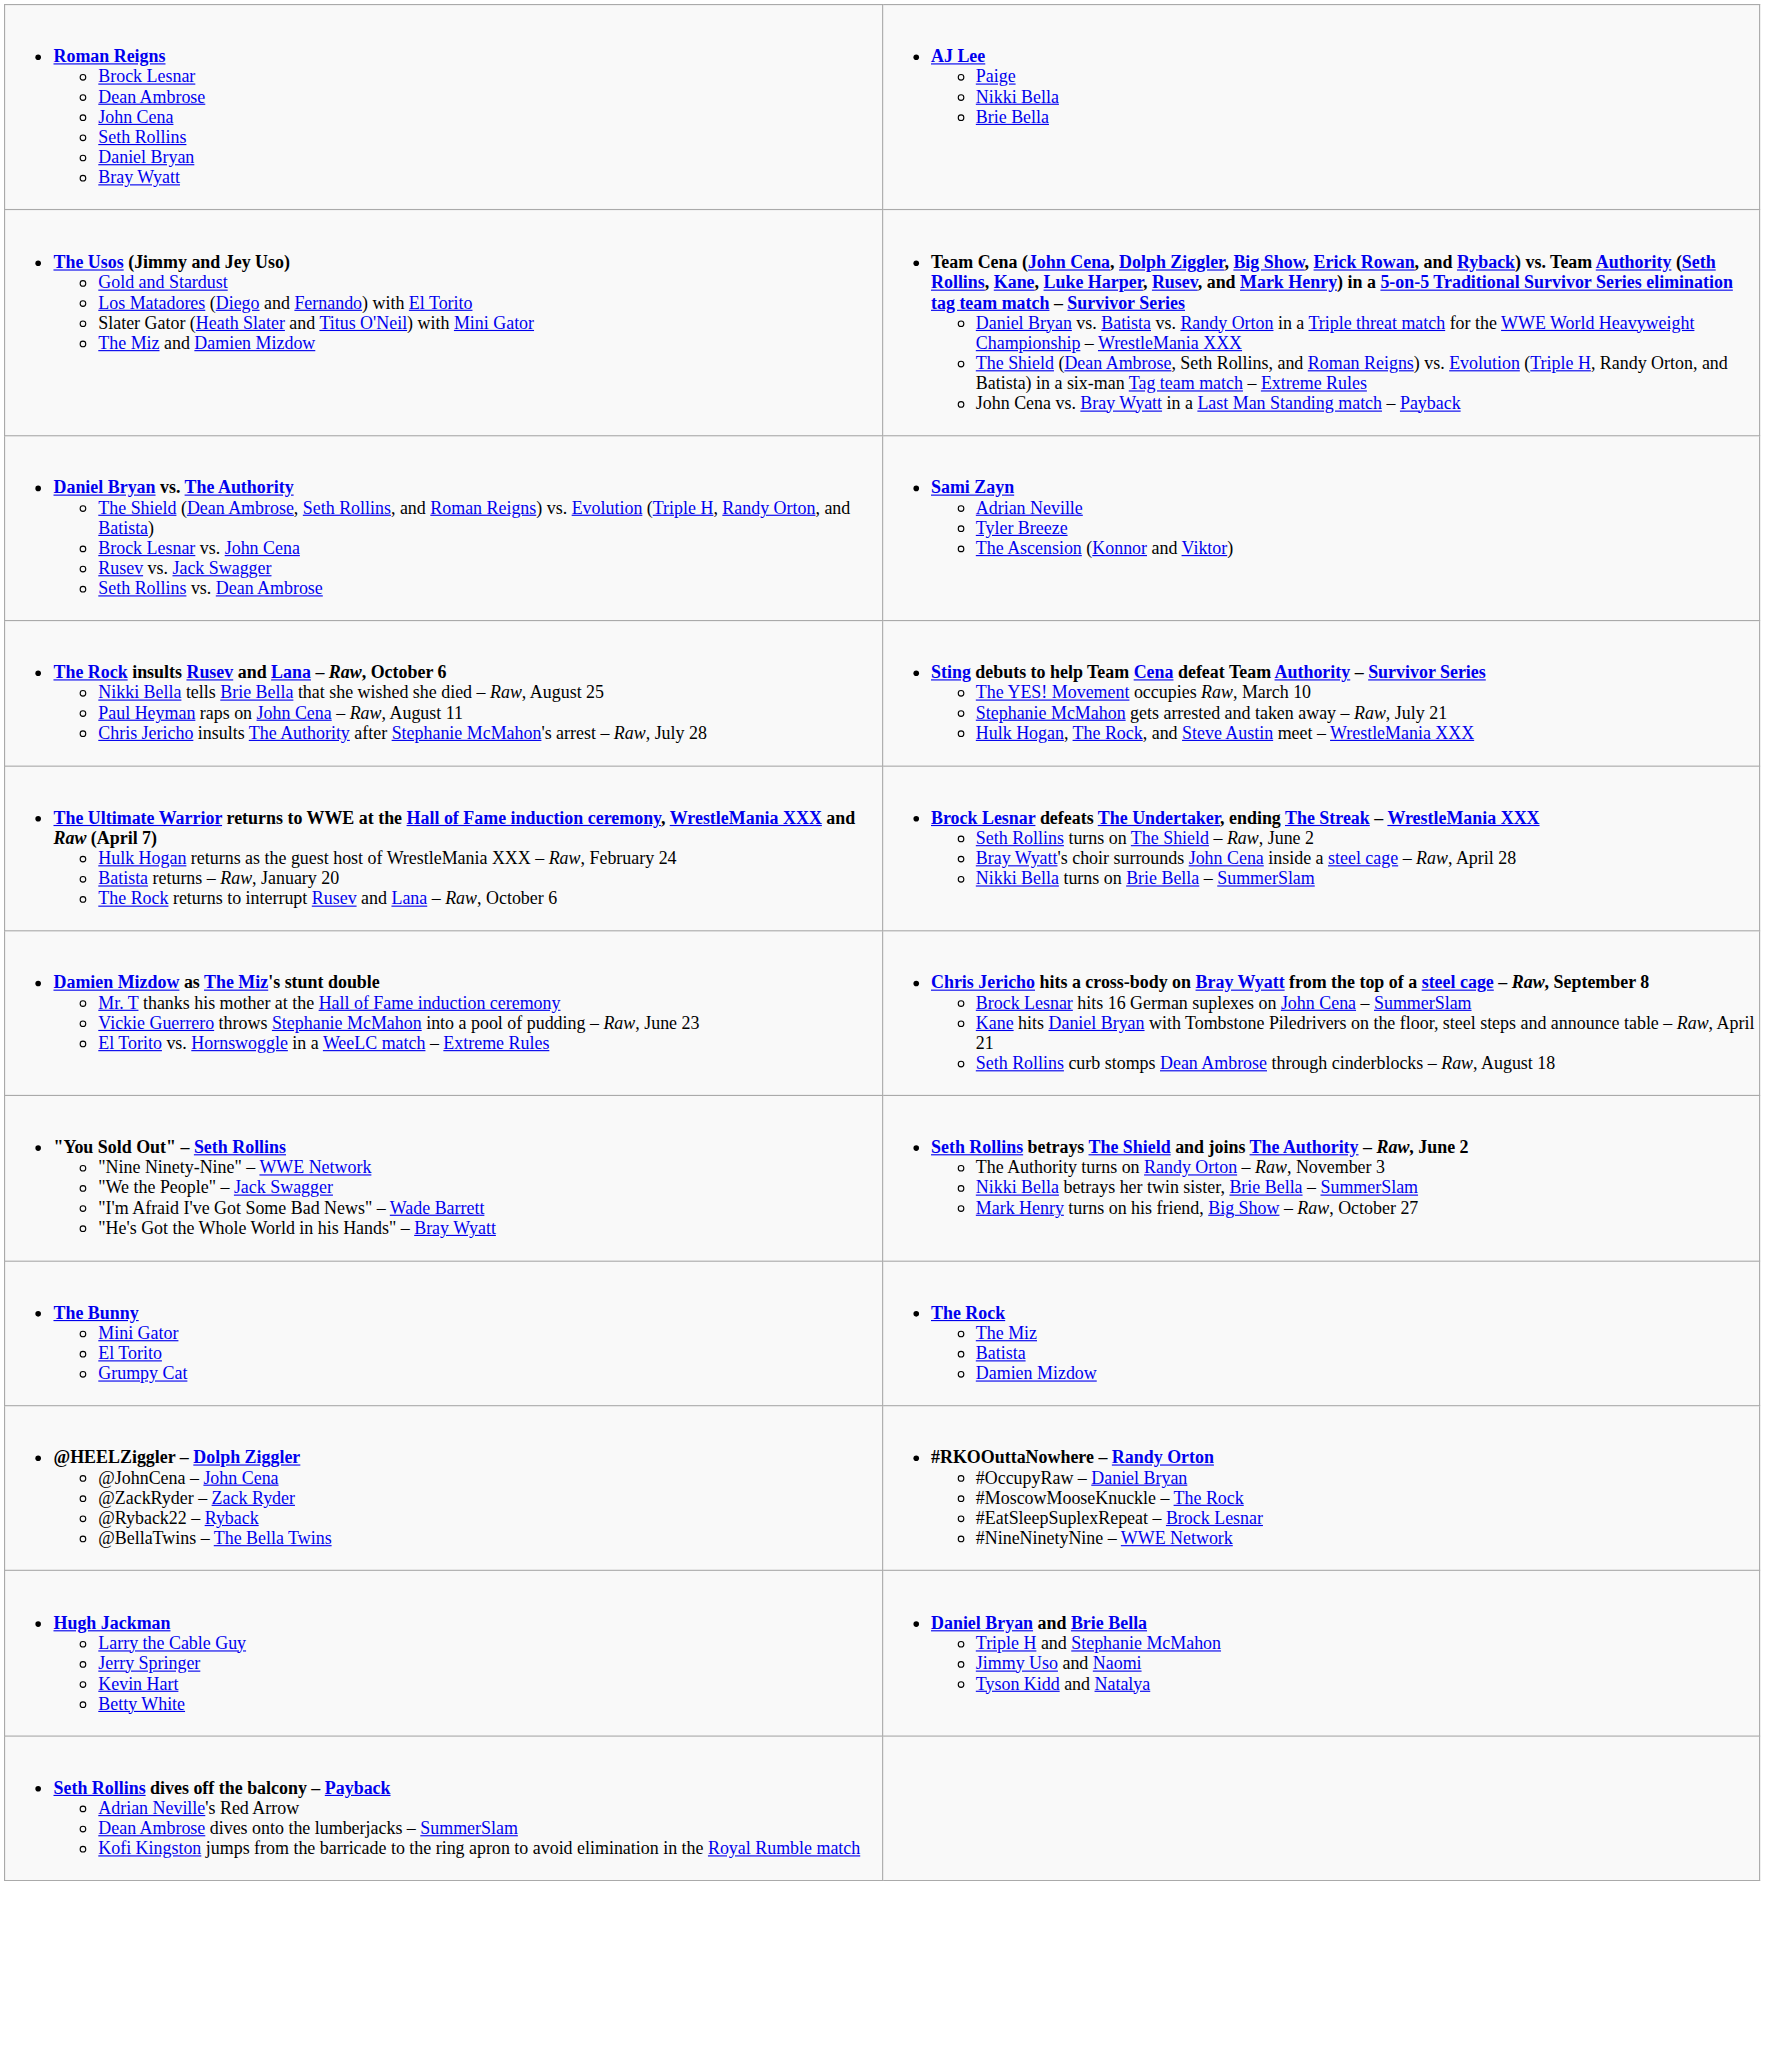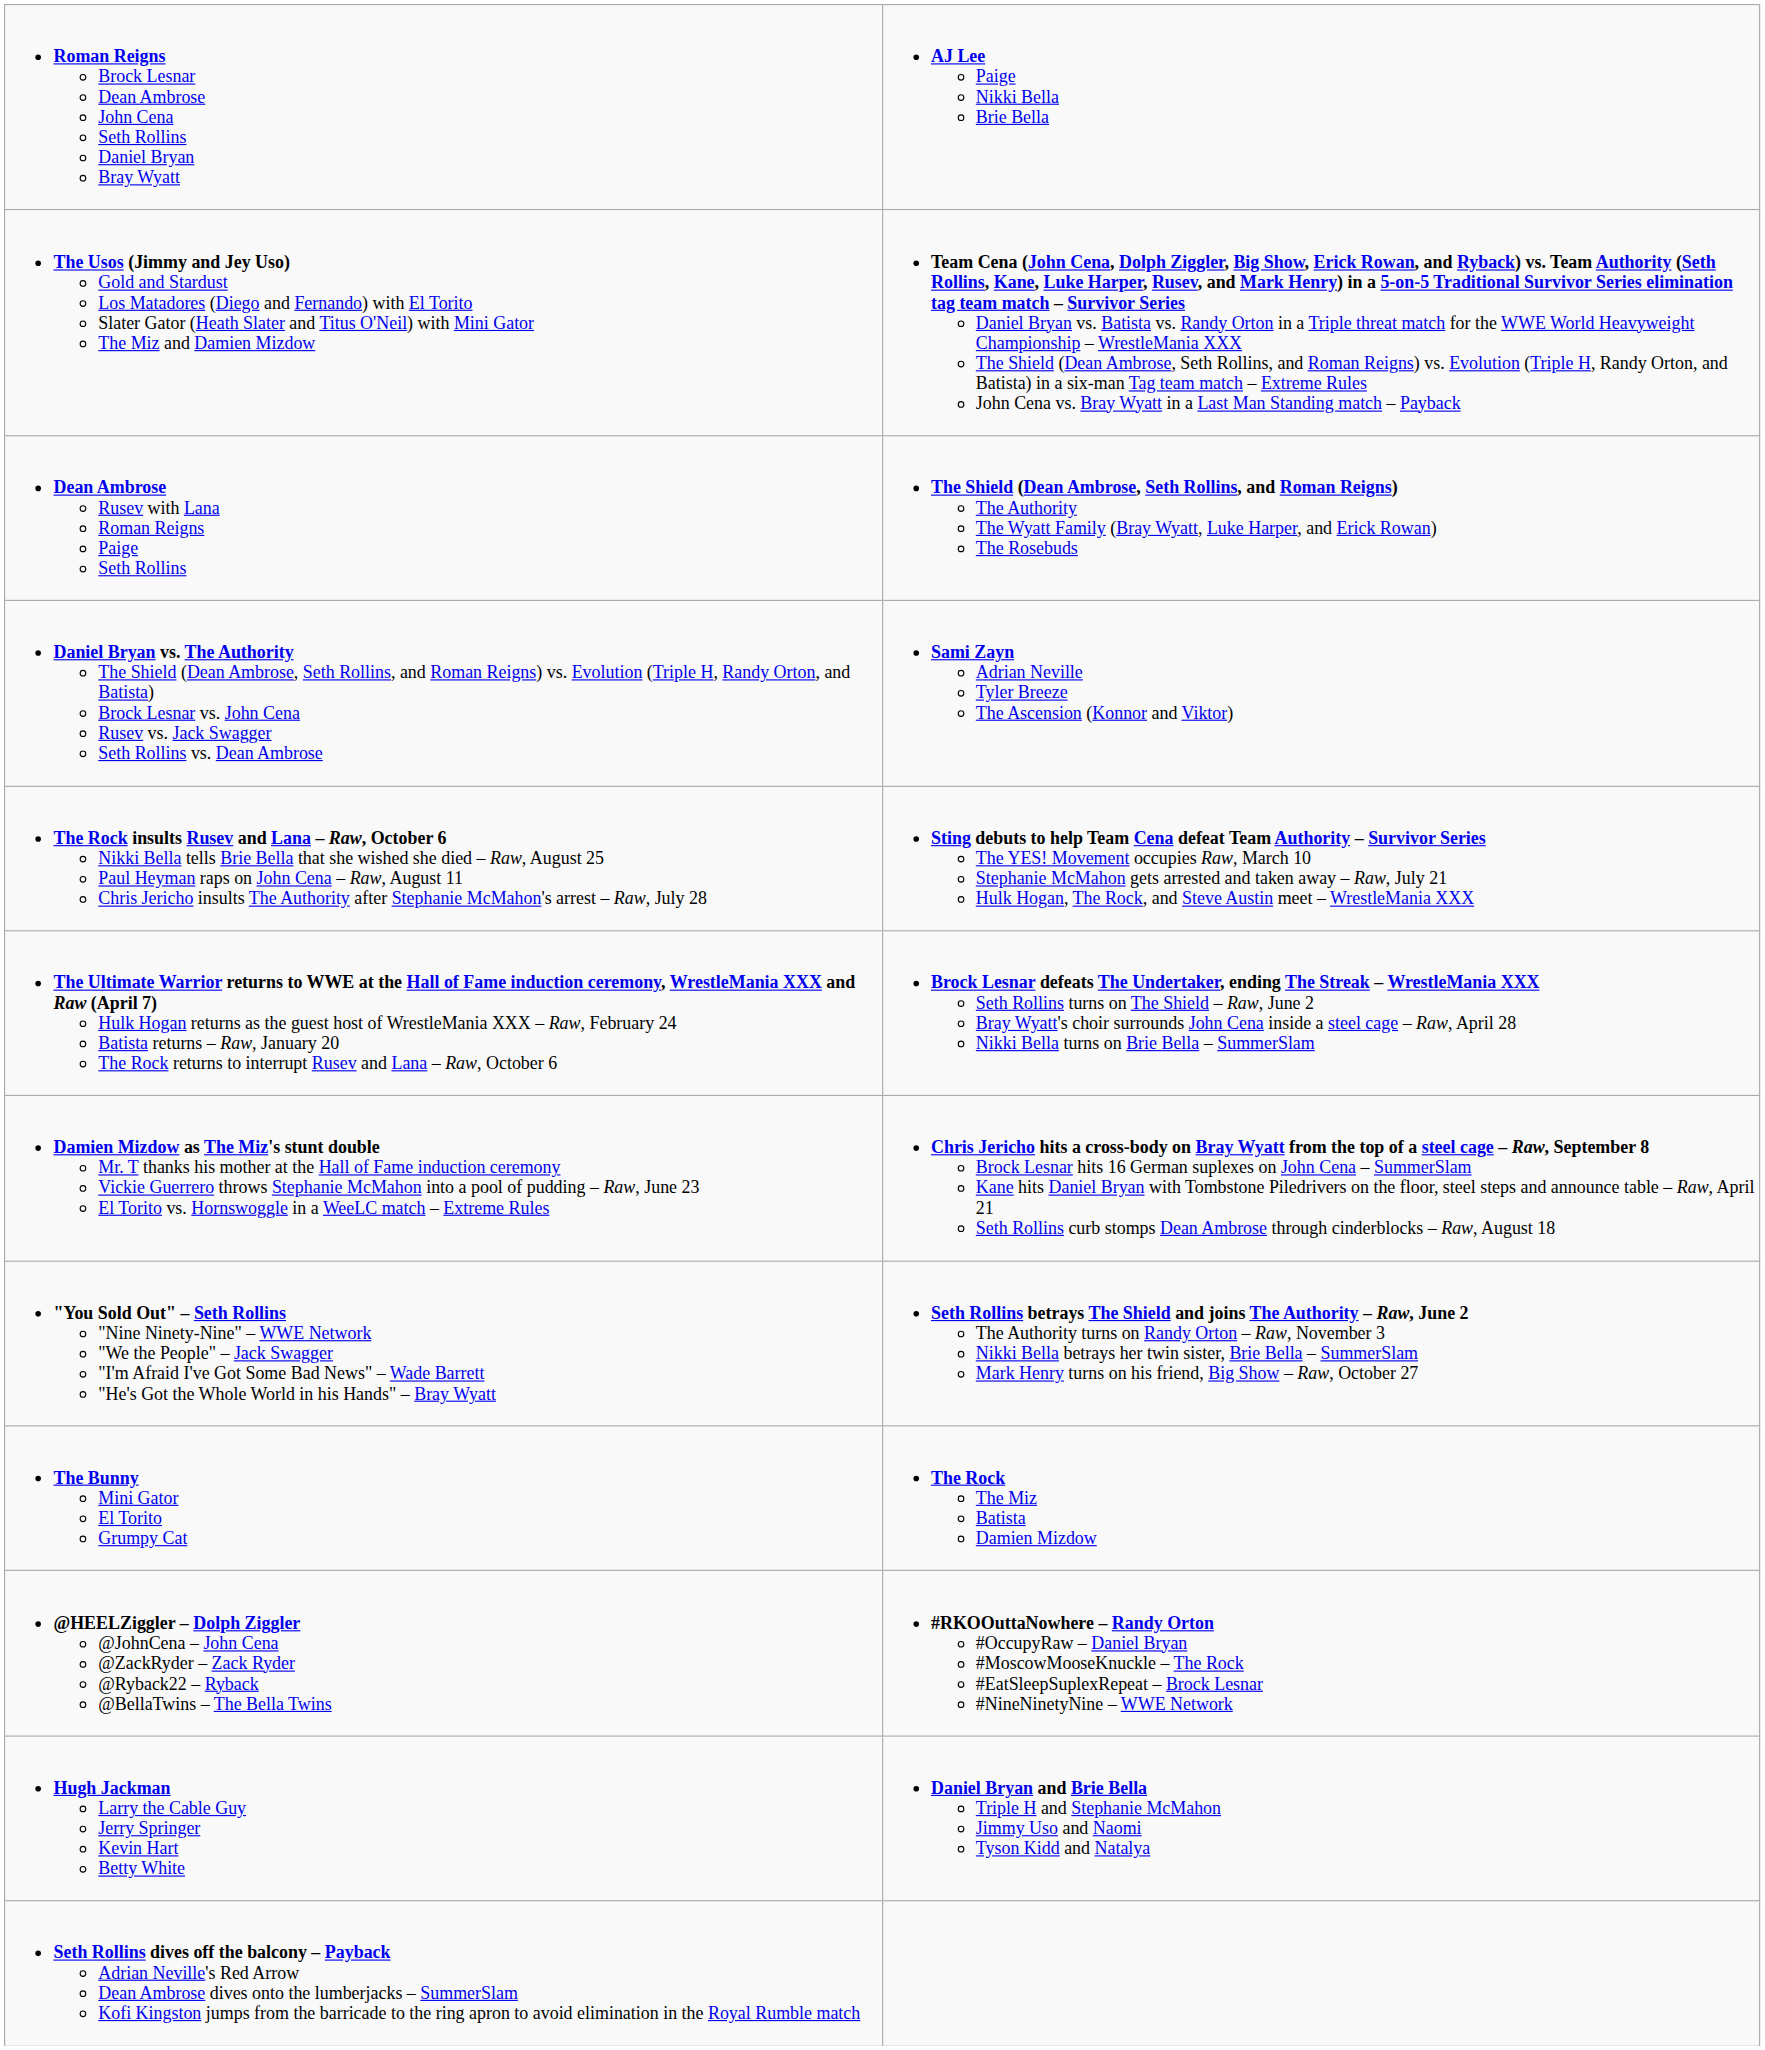+ row: (443, 528)
